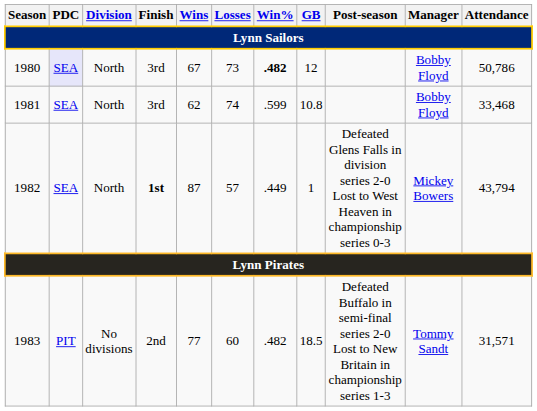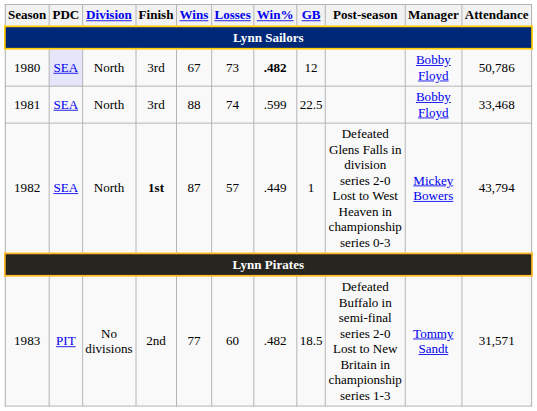(194, 105) 62 -> (194, 105) 88
(311, 105) 10.8 -> (311, 105) 22.5
